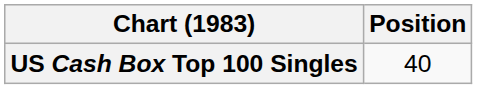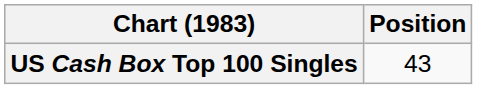(418, 63) 40 -> (418, 63) 43
